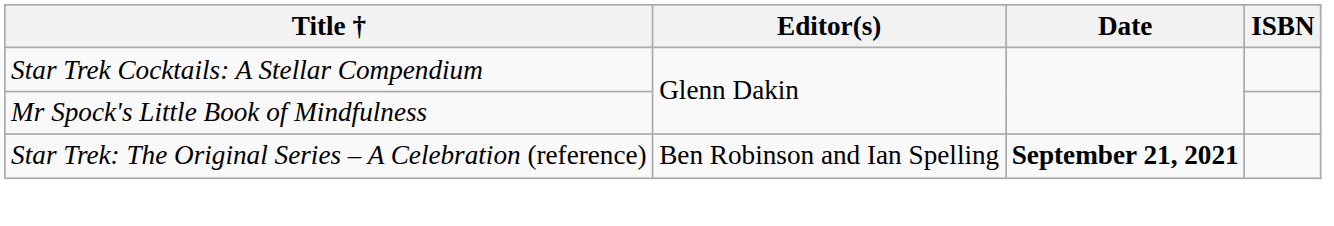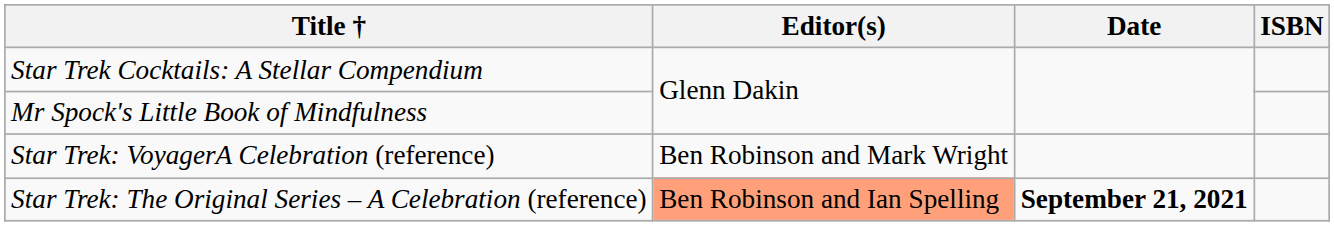+ row: (253, 155)
(829, 155) no background -> (829, 198) lightsalmon background
